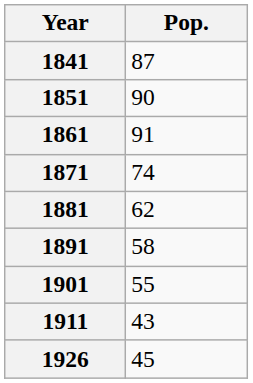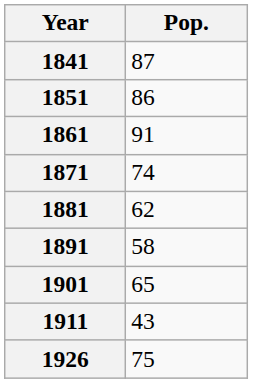(143, 97) 90 -> (143, 97) 86
(143, 284) 55 -> (143, 284) 65
(143, 358) 45 -> (143, 358) 75
